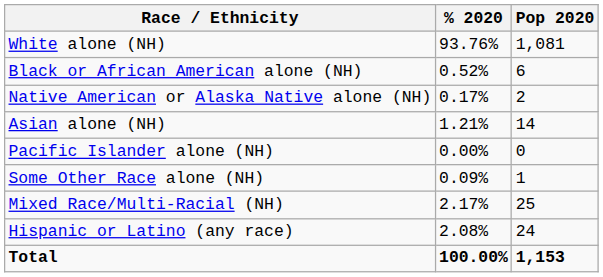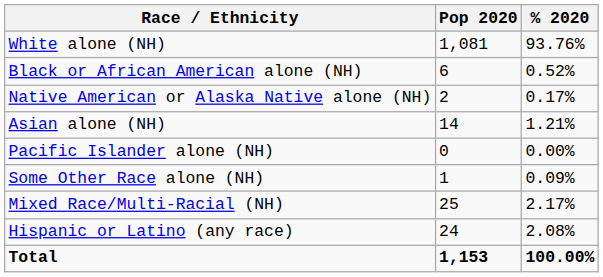columns swapped: (555, 18) <-> (473, 18)
